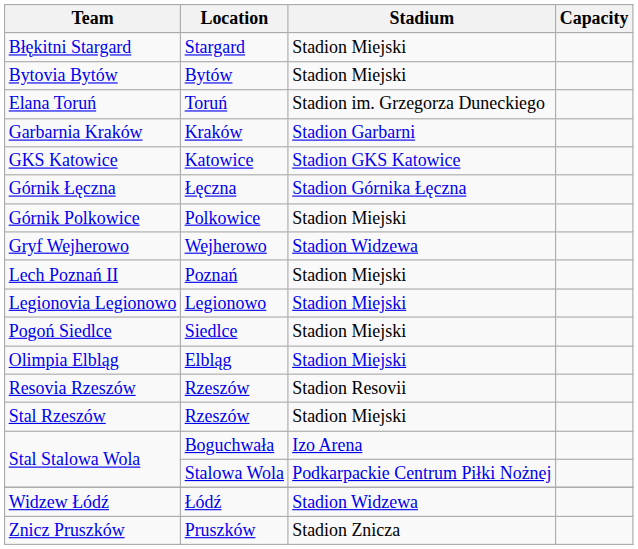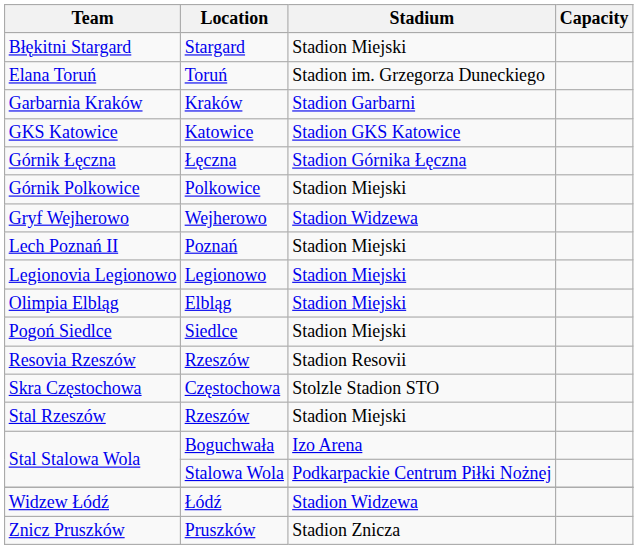- row: (63, 75)
rows swapped: (64, 359) <-> (60, 331)
+ row: (75, 388)
